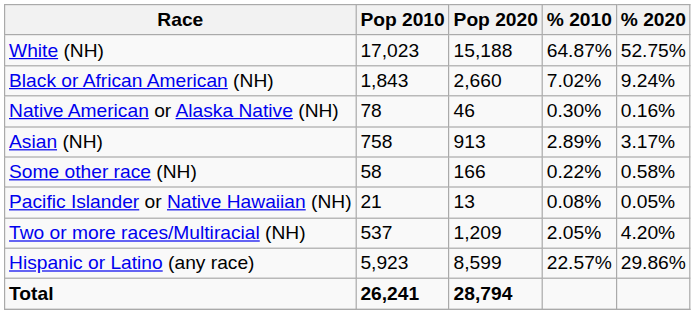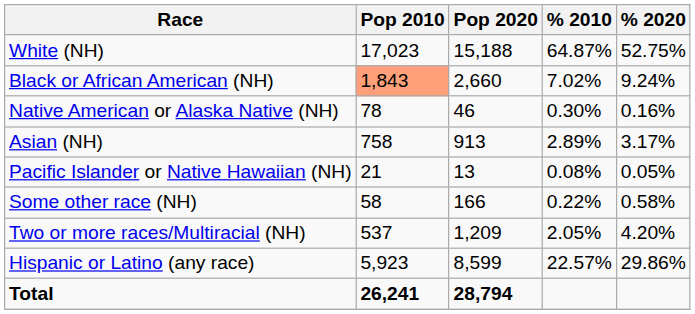(384, 80) no background -> (384, 80) lightsalmon background
rows swapped: (180, 202) <-> (103, 171)
